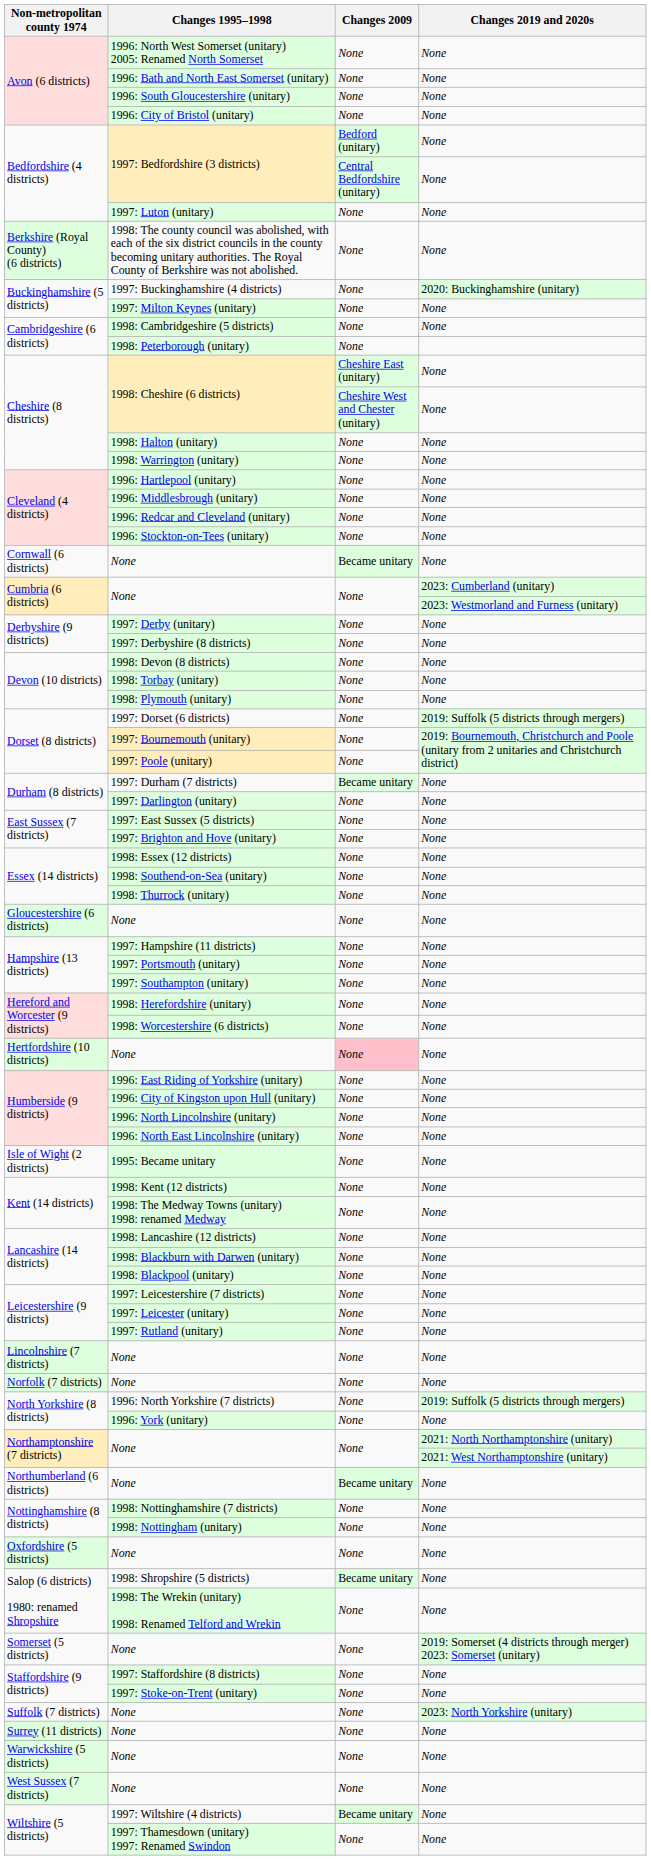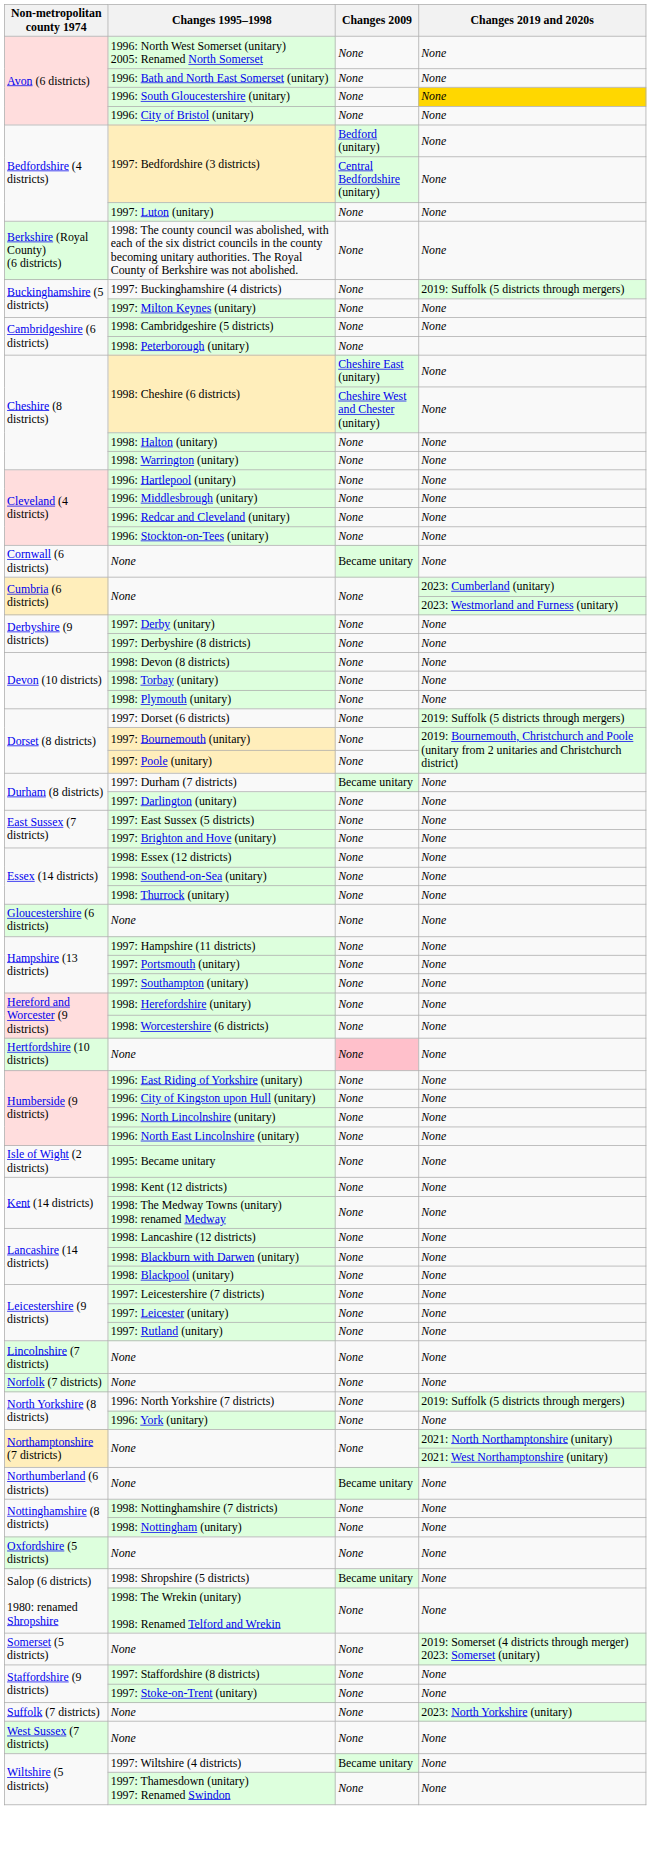(434, 96) no background -> (434, 96) gold background
(500, 289) 2020: Buckinghamshire (unitary) -> (523, 289) 2019: Suffolk (5 districts through mergers)
- row: (54, 1730)
- row: (46, 1756)
